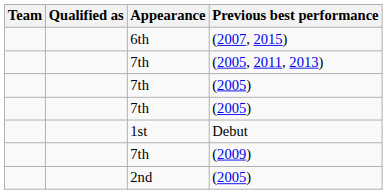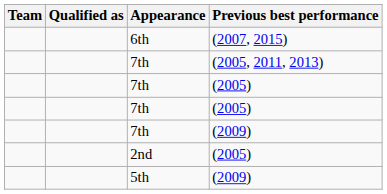- row: (139, 131)
+ row: (140, 177)
